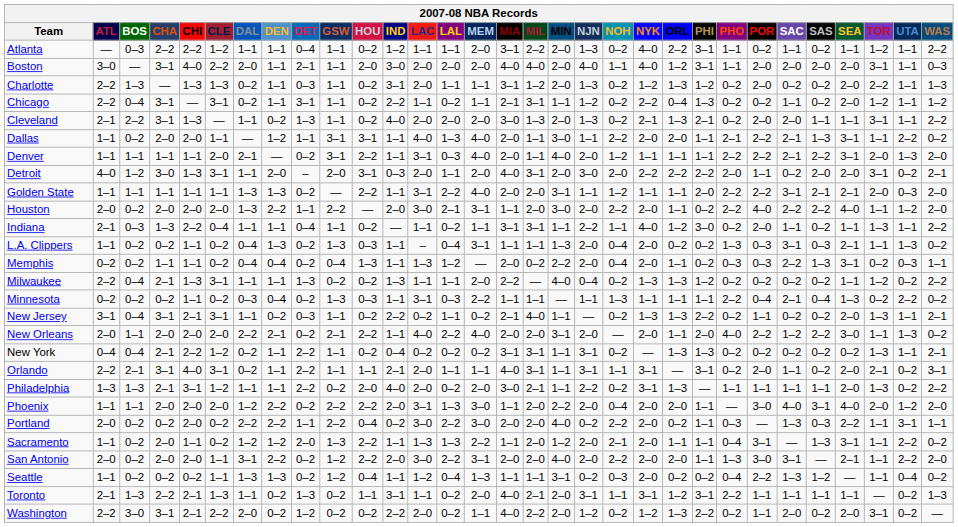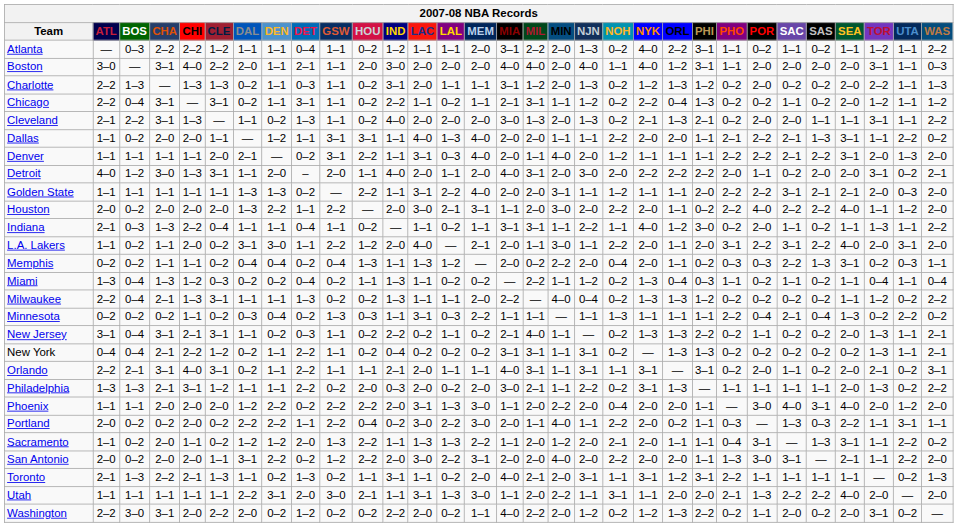(535, 138) 1–1 -> (535, 138) 2–0
(561, 138) 3–0 -> (561, 138) 1–1
(368, 174) 3–1 -> (368, 174) 1–1
(396, 174) 0–3 -> (396, 174) 4–0
- row: (40, 245)
+ row: (36, 245)
+ row: (22, 281)
- row: (40, 334)
(396, 388) 4–0 -> (396, 388) 0–3
(535, 424) 2–0 -> (535, 424) 1–1
(588, 424) 0–2 -> (588, 424) 1–1
- row: (25, 477)
+ row: (19, 495)
(192, 513) 2–1 -> (192, 513) 2–0
